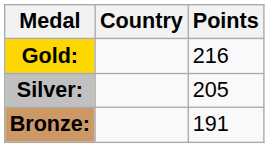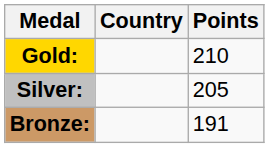(211, 55) 216 -> (211, 55) 210
